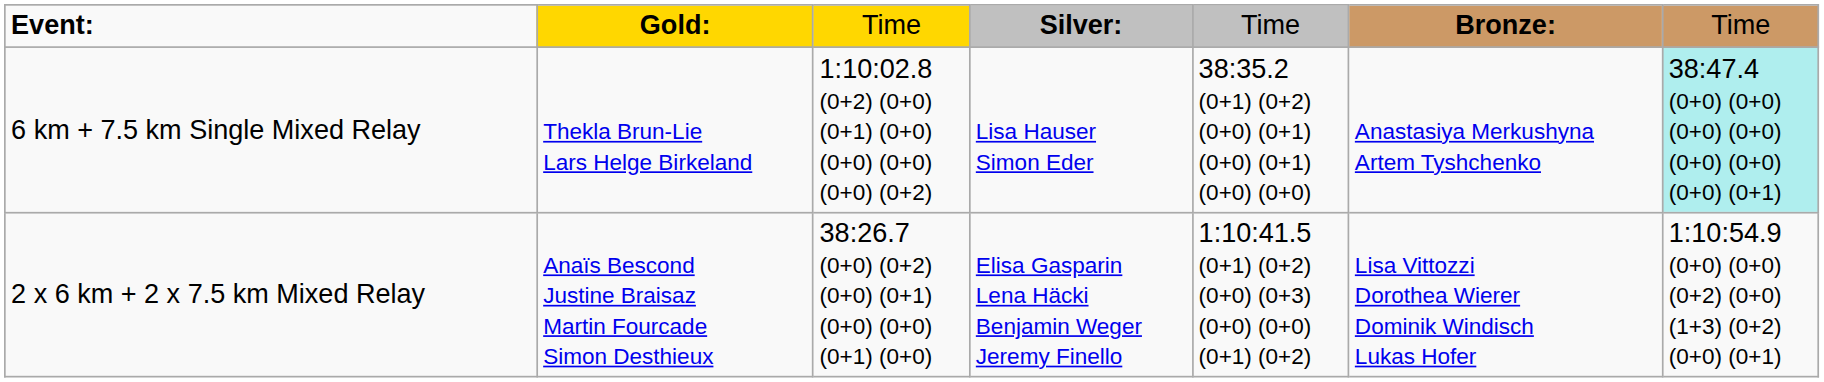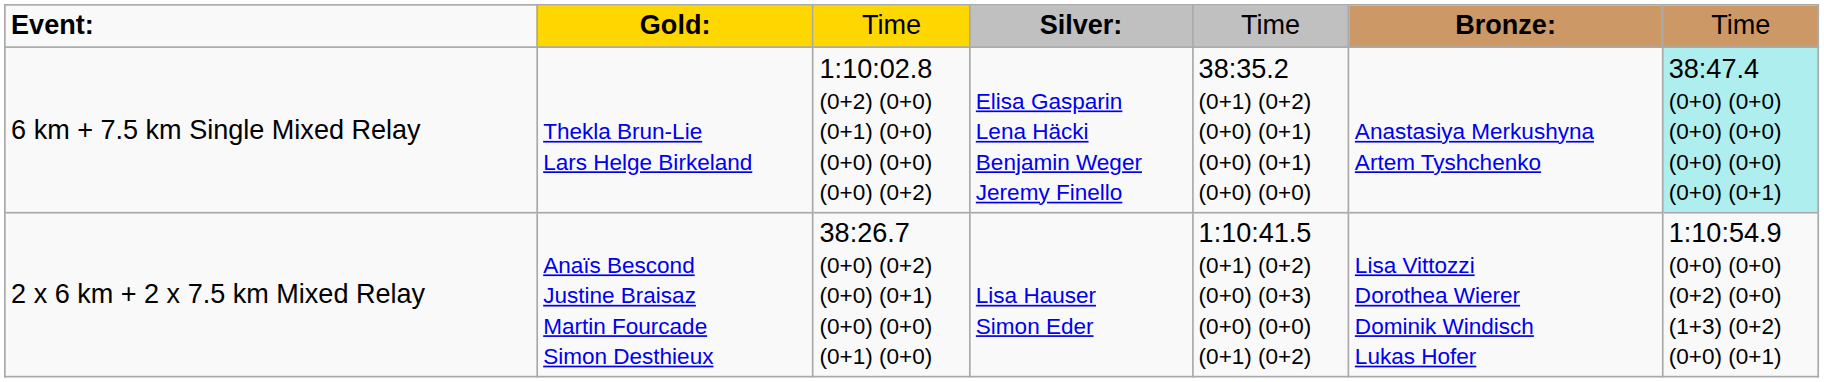(1036, 146) Lisa Hauser Simon Eder -> (1059, 146) Elisa Gasparin Lena Häcki Benjamin Weger Jeremy Finello
(1059, 311) Elisa Gasparin Lena Häcki Benjamin Weger Jeremy Finello -> (1036, 311) Lisa Hauser Simon Eder
